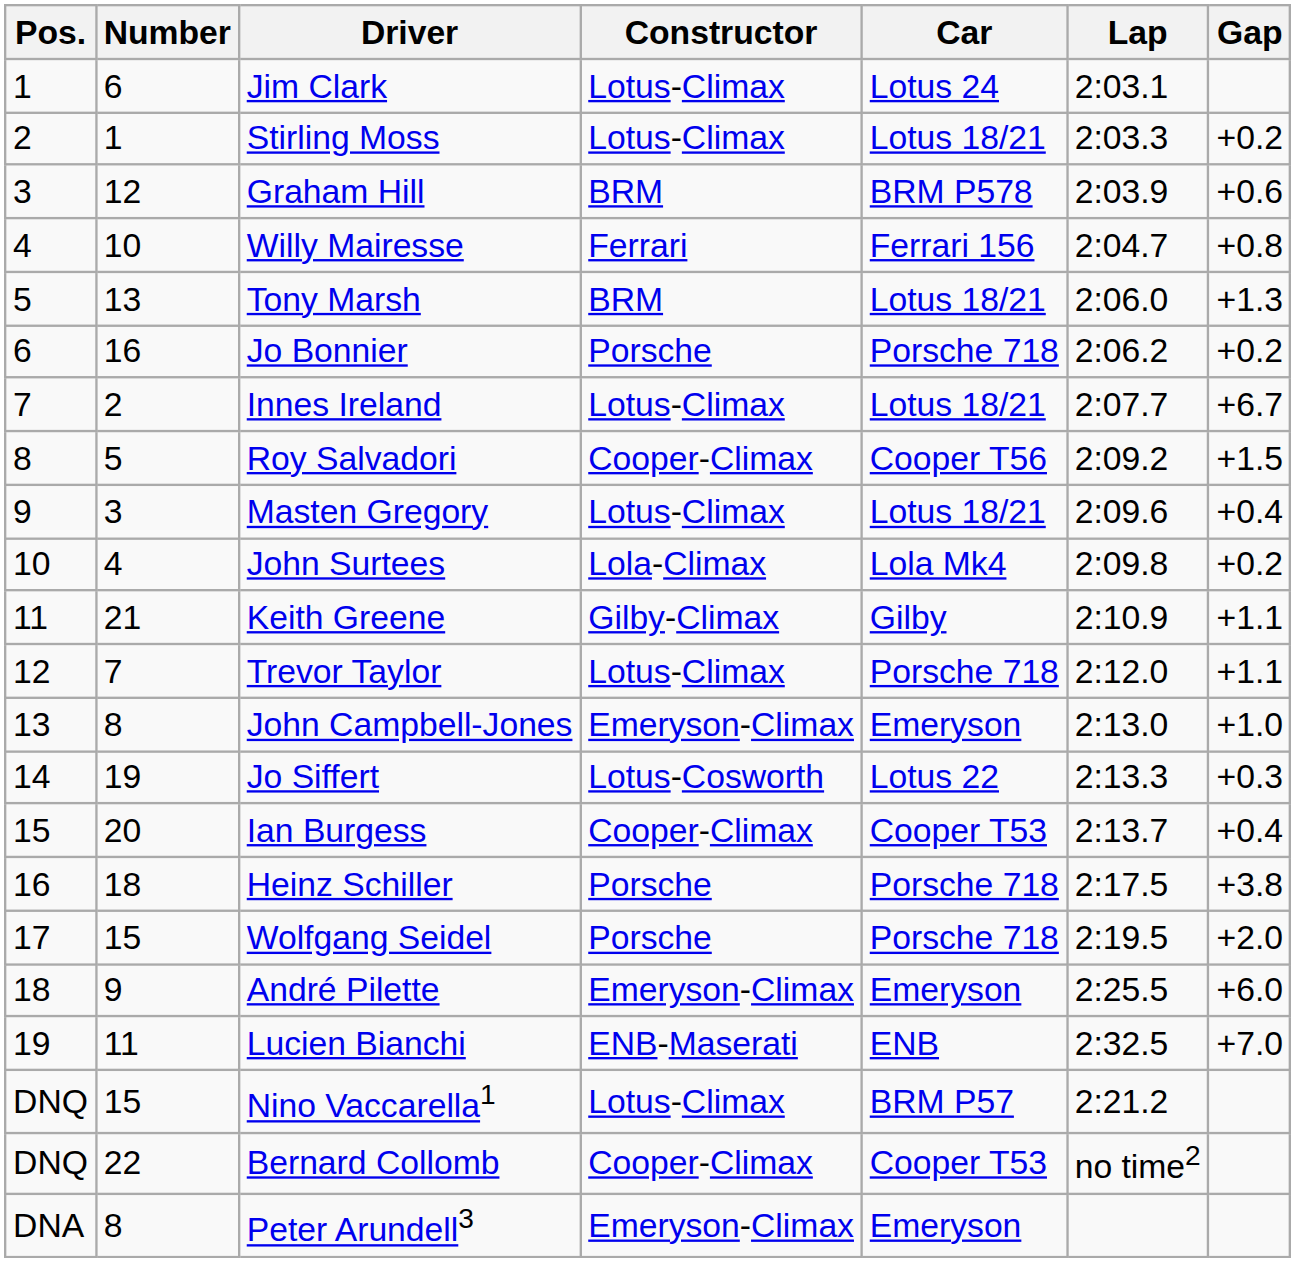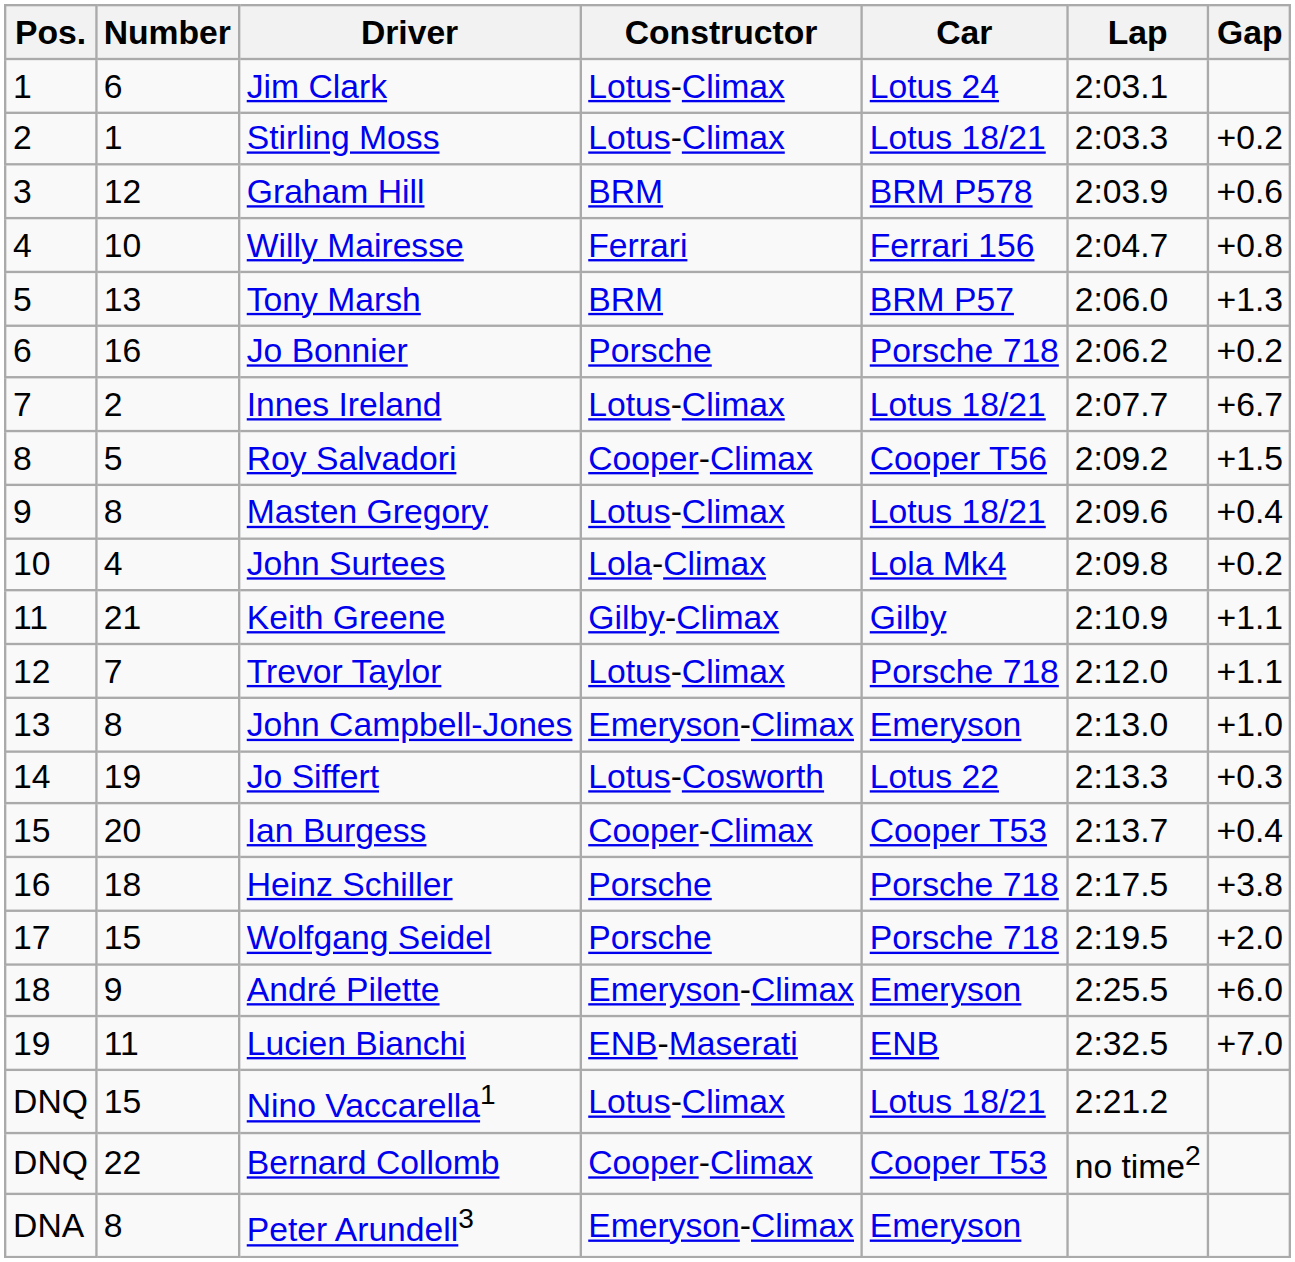(958, 298) Lotus 18/21 -> (942, 298) BRM P57
(113, 511) 3 -> (113, 511) 8
(942, 1101) BRM P57 -> (958, 1101) Lotus 18/21
